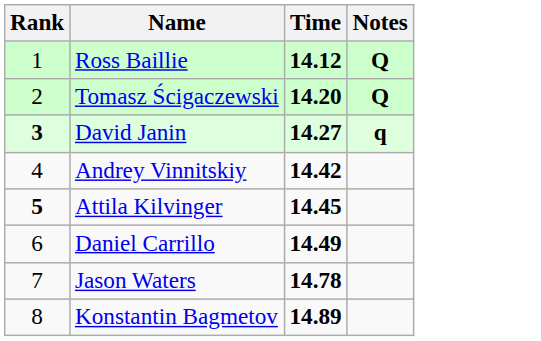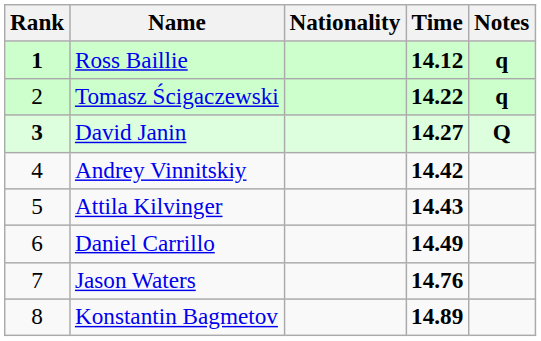+ column: (345, 22)
(37, 59) normal -> (37, 59) bold
(380, 59) Q -> (502, 59) q
(316, 96) 14.20 -> (437, 96) 14.22
(380, 96) Q -> (502, 96) q
(380, 133) q -> (502, 133) Q
(37, 206) bold -> (37, 206) normal
(316, 206) 14.45 -> (437, 206) 14.43
(316, 280) 14.78 -> (437, 280) 14.76
